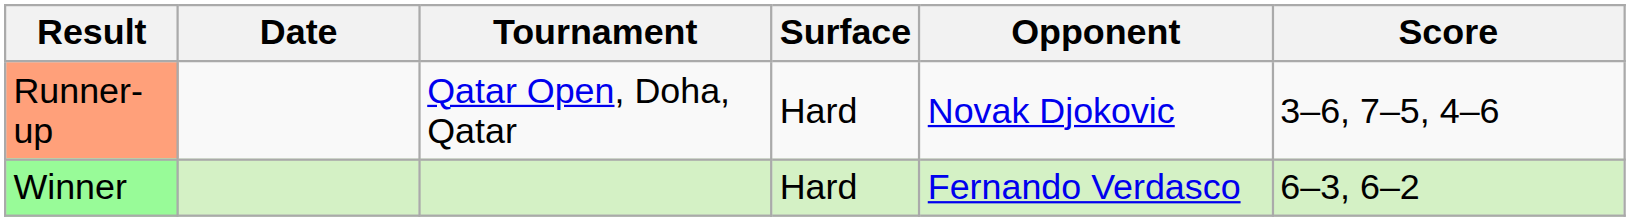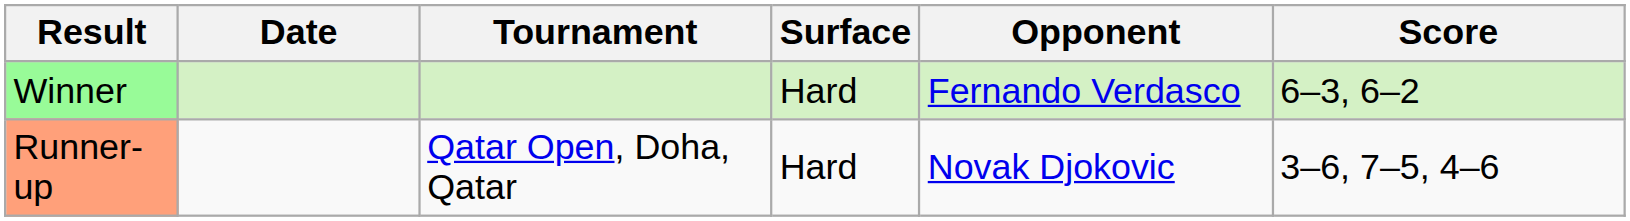rows swapped: (78, 109) <-> (70, 186)
